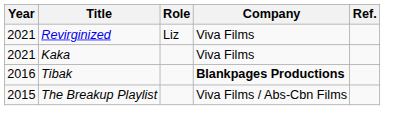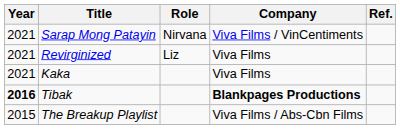+ row: (99, 34)
(21, 74) normal -> (21, 94) bold
